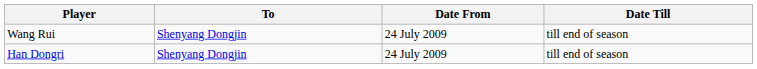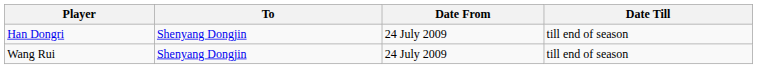rows swapped: (31, 34) <-> (36, 54)
